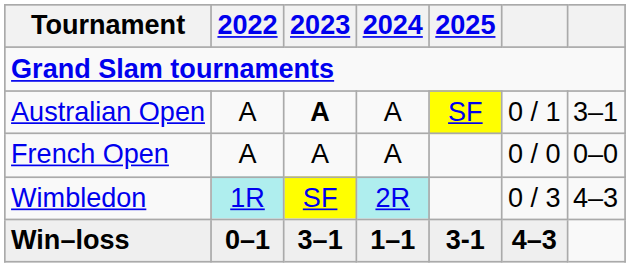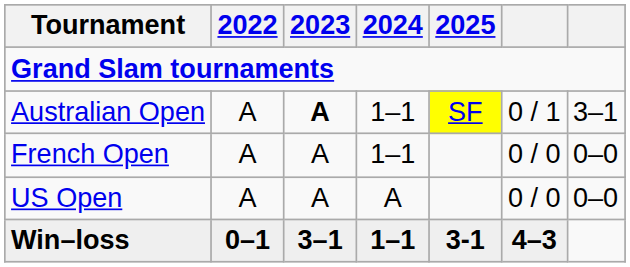(393, 111) A -> (393, 111) 1–1
(393, 154) A -> (393, 154) 1–1
- row: (79, 197)
+ row: (67, 197)
